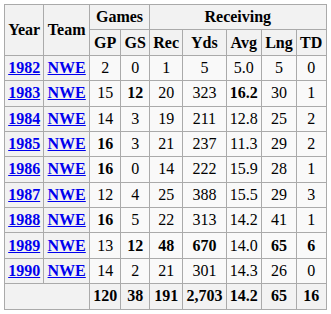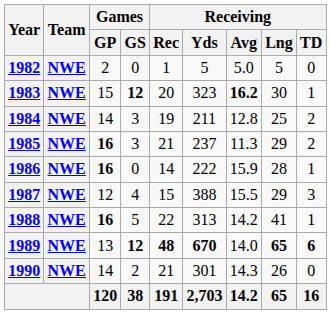(166, 194) 25 -> (166, 194) 15
